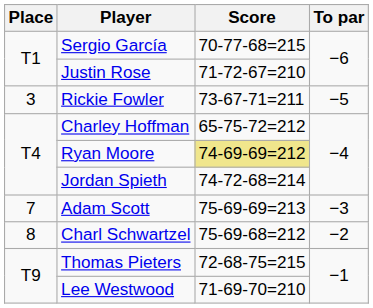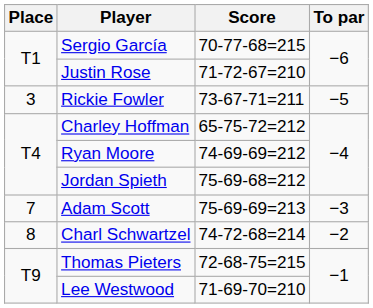(252, 153) khaki background -> (252, 153) no background
(252, 180) 74-72-68=214 -> (252, 180) 75-69-68=212
(252, 235) 75-69-68=212 -> (252, 235) 74-72-68=214
